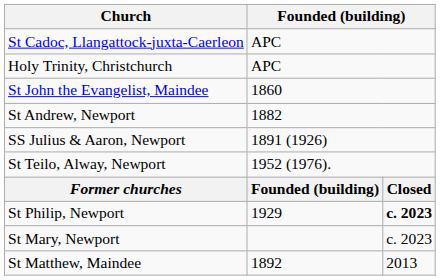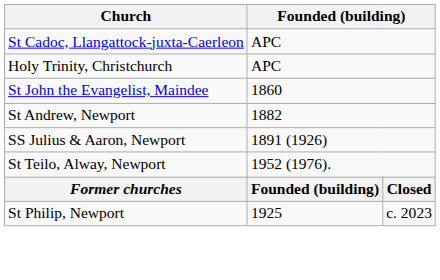(266, 213) 1929 -> (266, 213) 1925
(409, 213) bold -> (409, 213) normal
- row: (64, 238)
- row: (75, 262)
